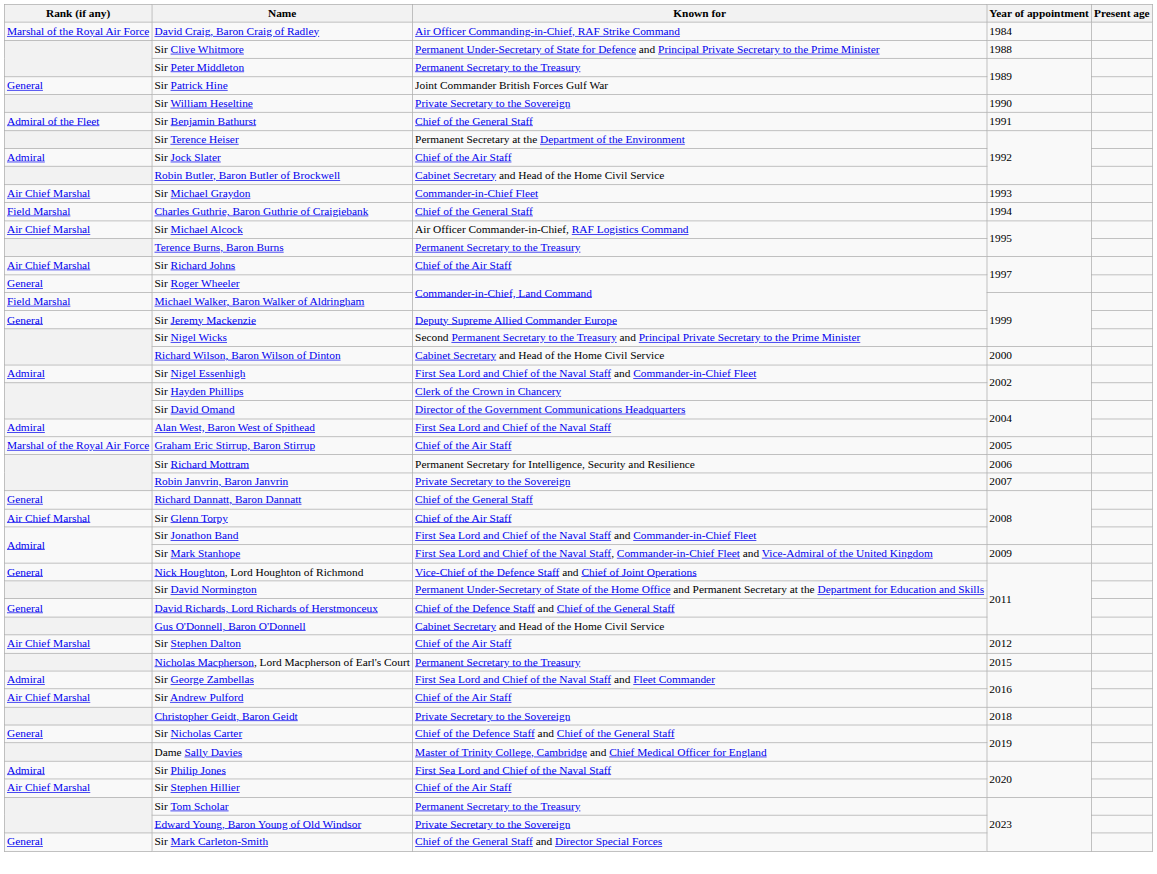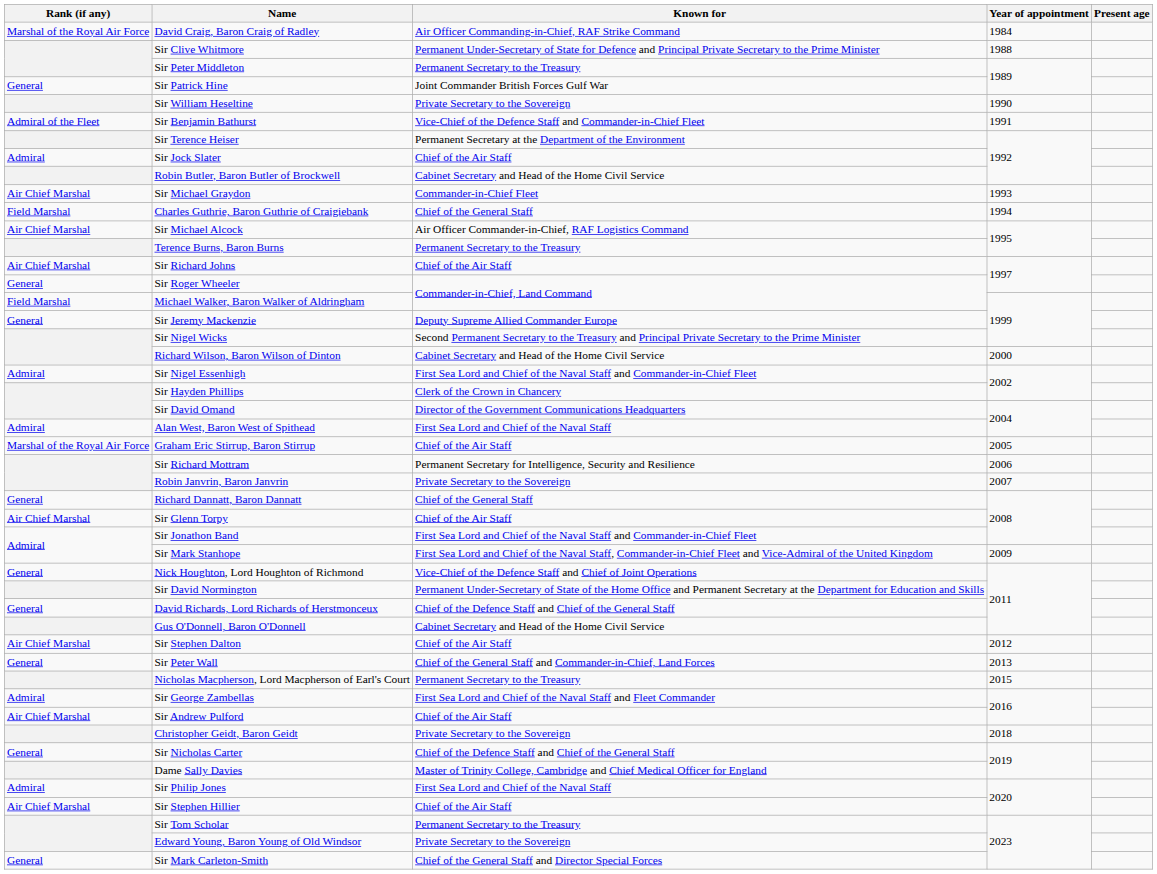(474, 121) Chief of the General Staff -> (560, 121) Vice-Chief of the Defence Staff and Commander-in-Chief Fleet
+ row: (186, 662)
